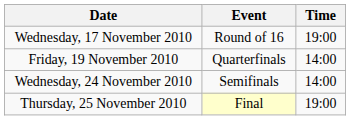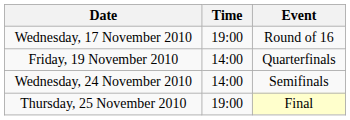columns swapped: (321, 15) <-> (249, 15)
